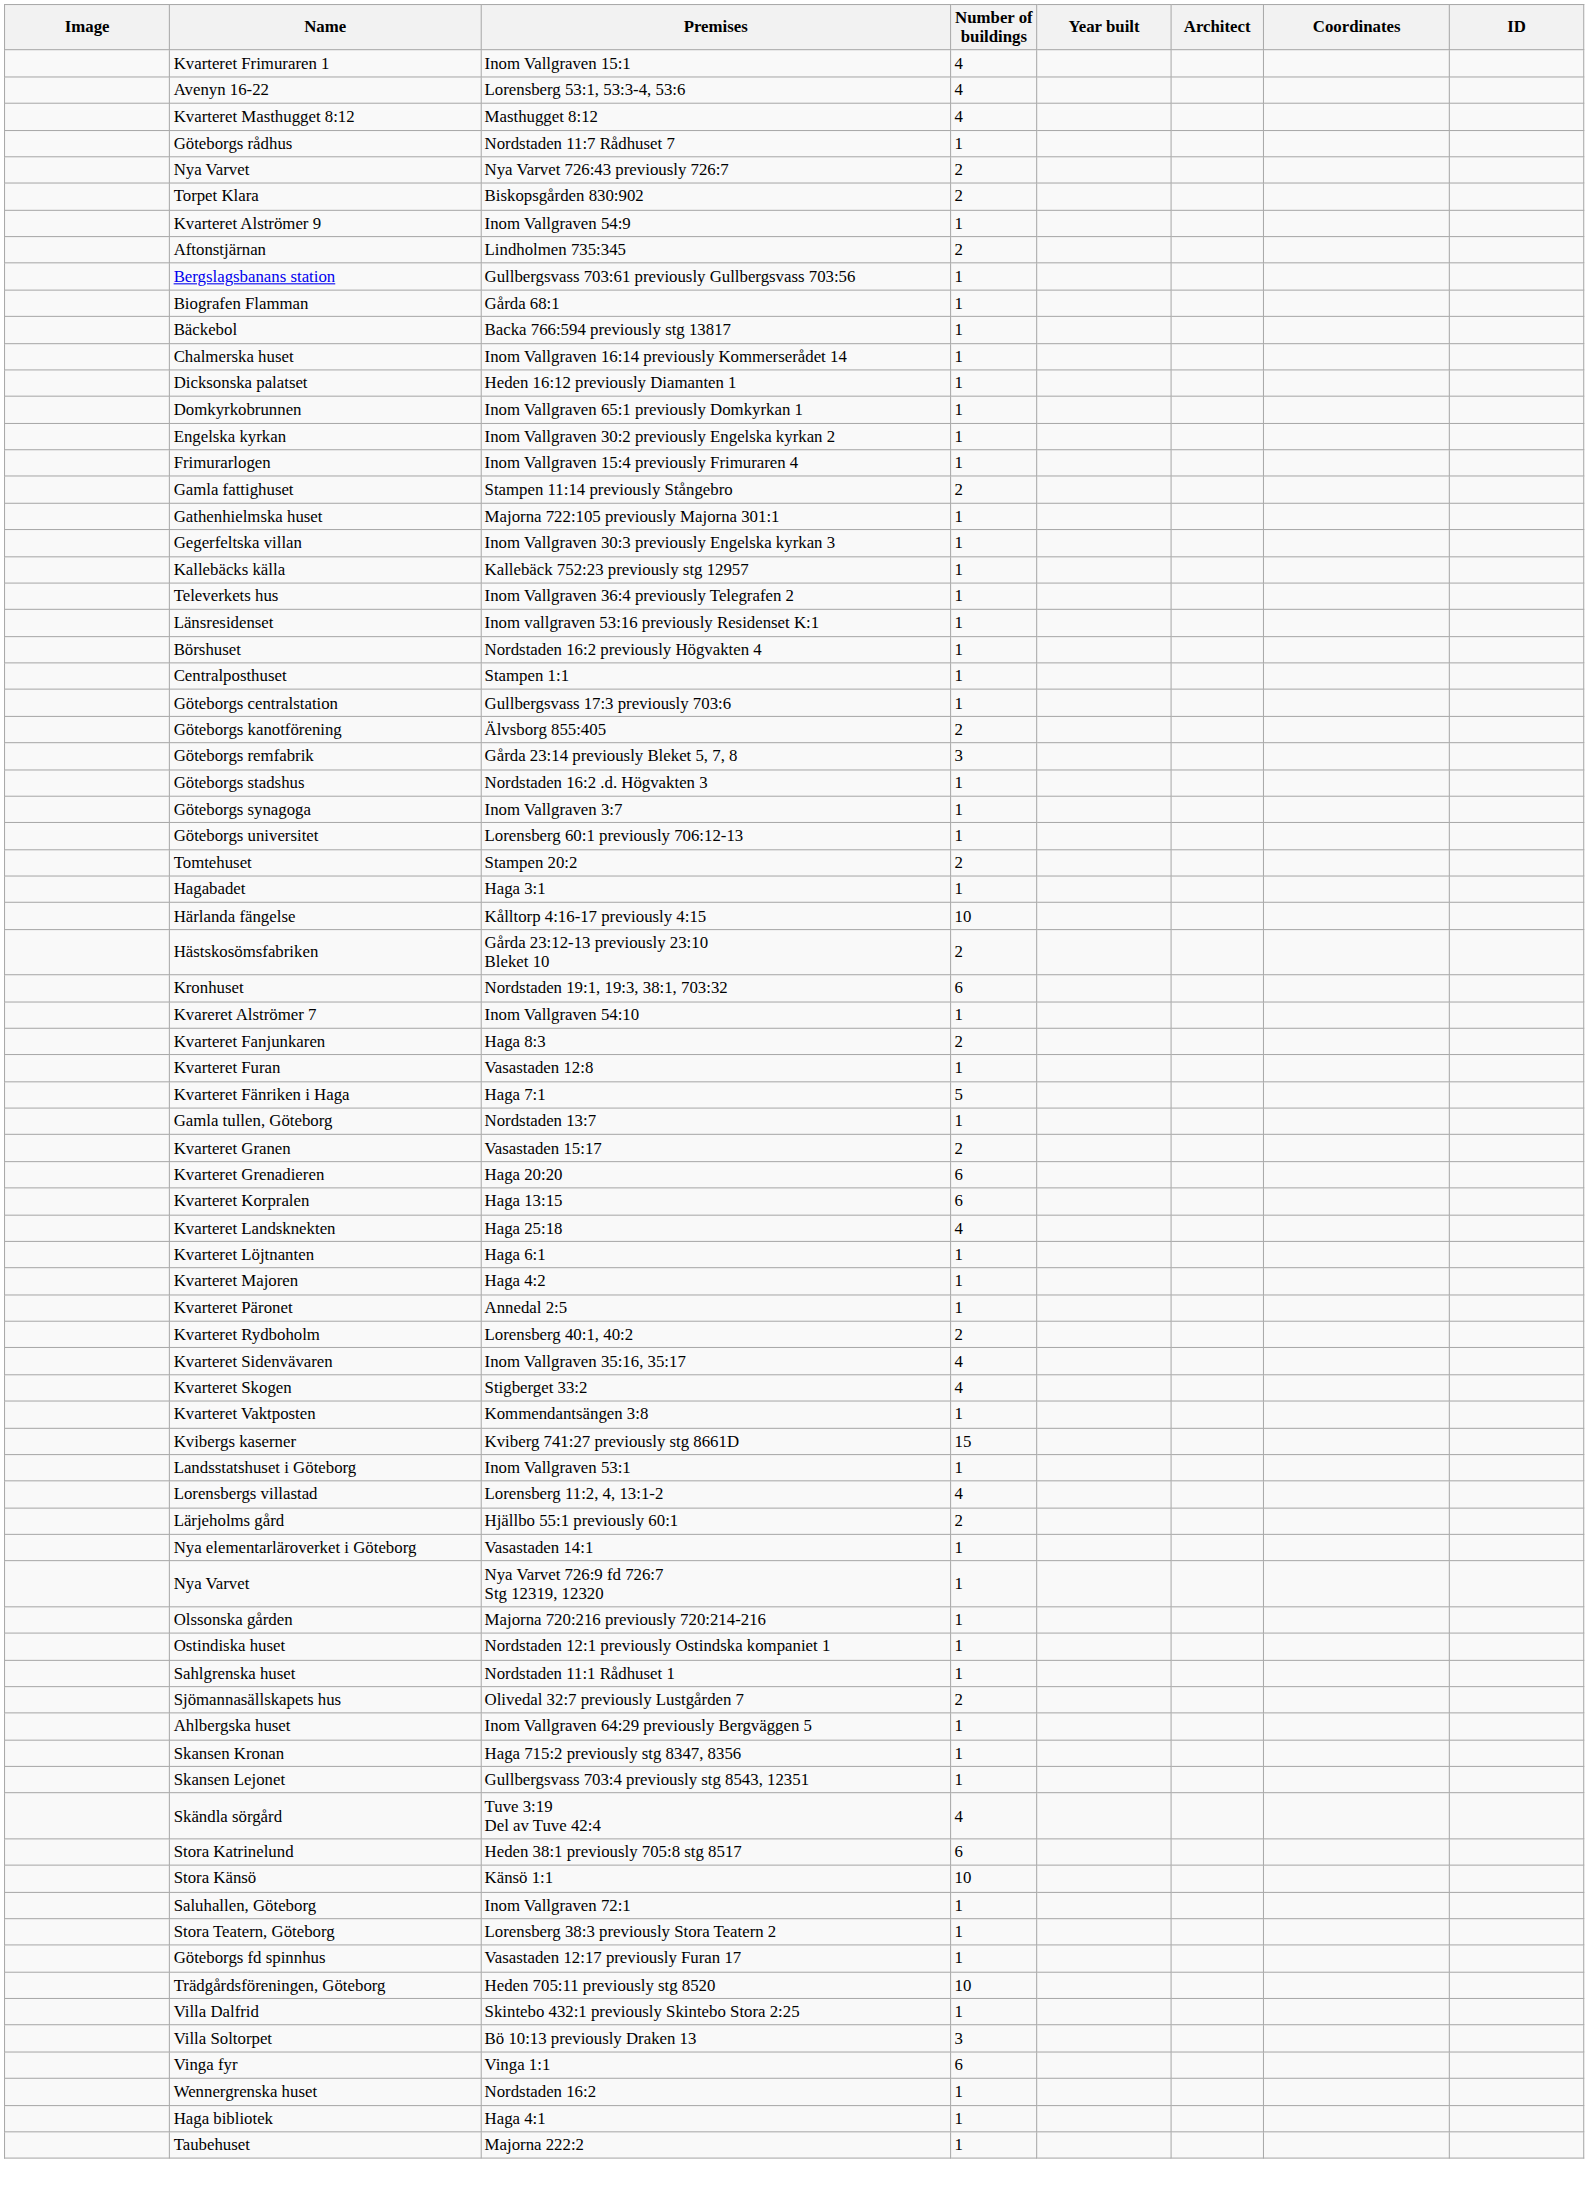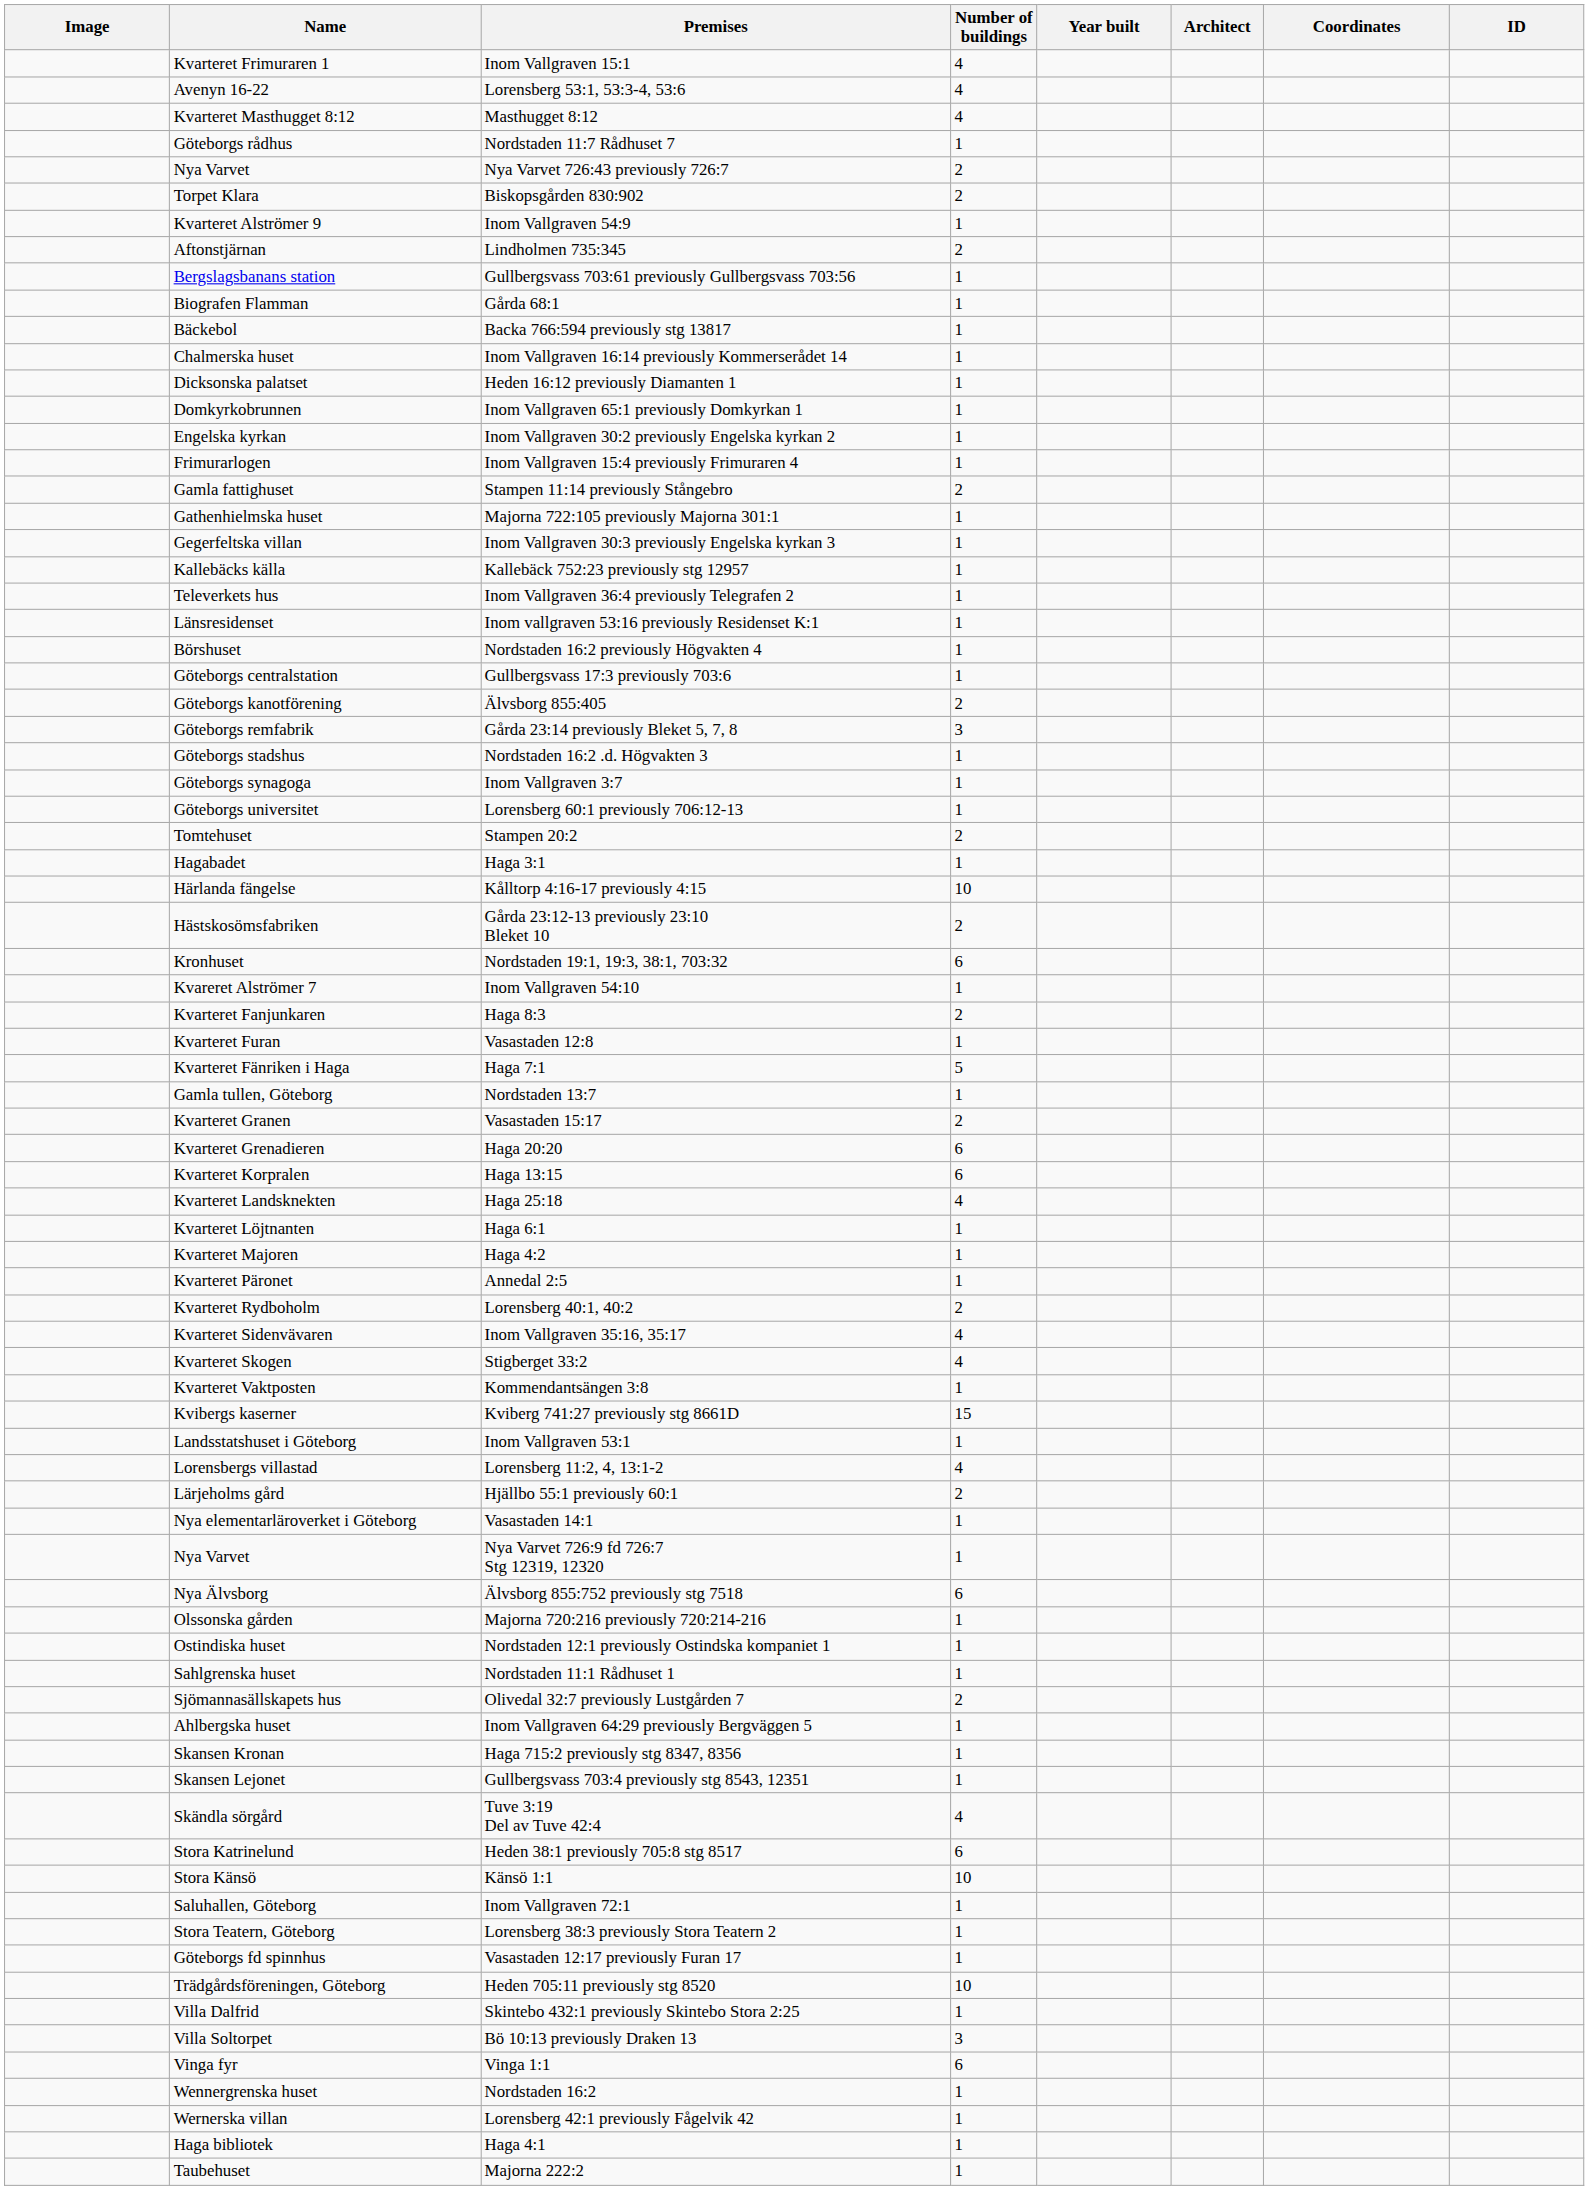- row: (527, 676)
+ row: (614, 1593)
+ row: (619, 2118)
